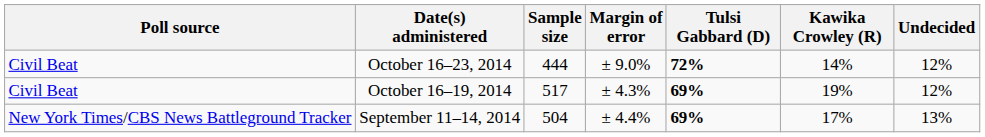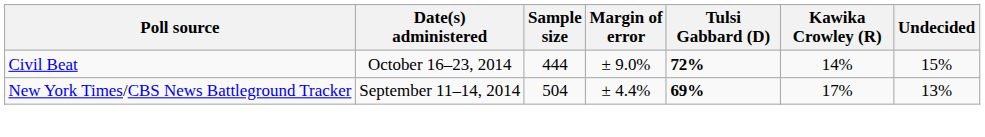(937, 63) 12% -> (937, 63) 15%
- row: (440, 90)
